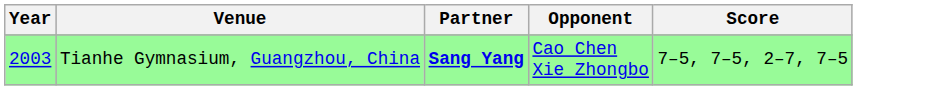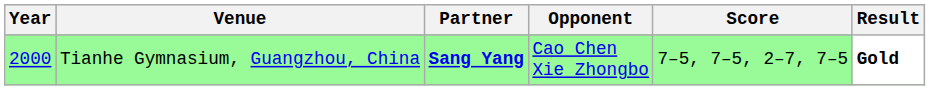+ column: (888, 19)
(30, 60) 2003 -> (30, 60) 2000
